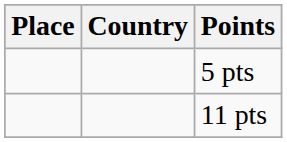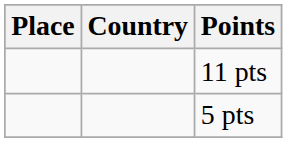rows swapped: (228, 70) <-> (234, 114)
